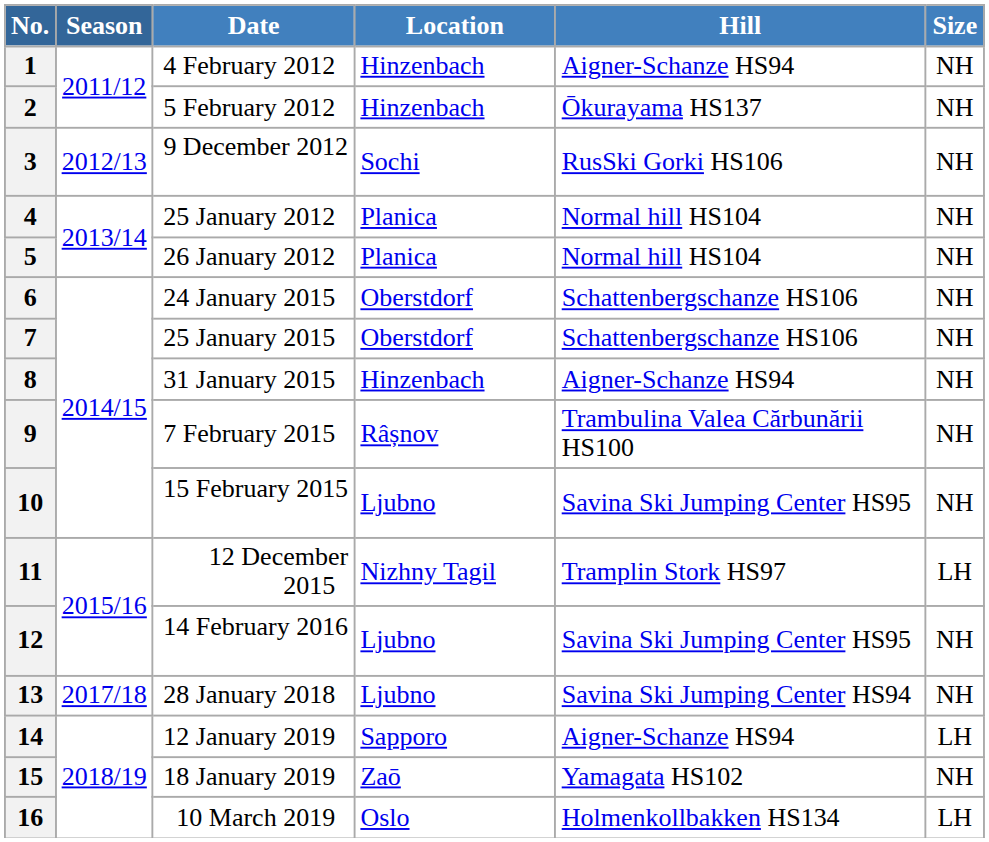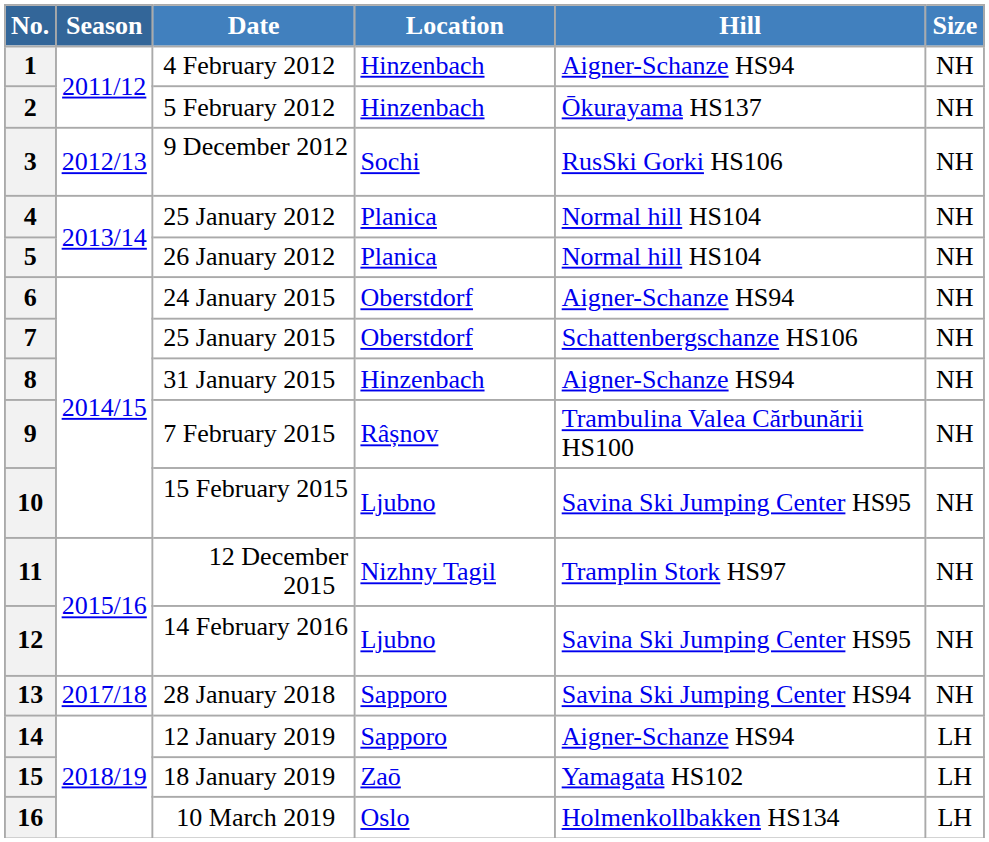(710, 297) Schattenbergschanze HS106 -> (678, 297) Aigner-Schanze HS94
(955, 571) LH -> (955, 571) NH
(398, 695) Ljubno -> (404, 695) Sapporo
(955, 776) NH -> (955, 776) LH
